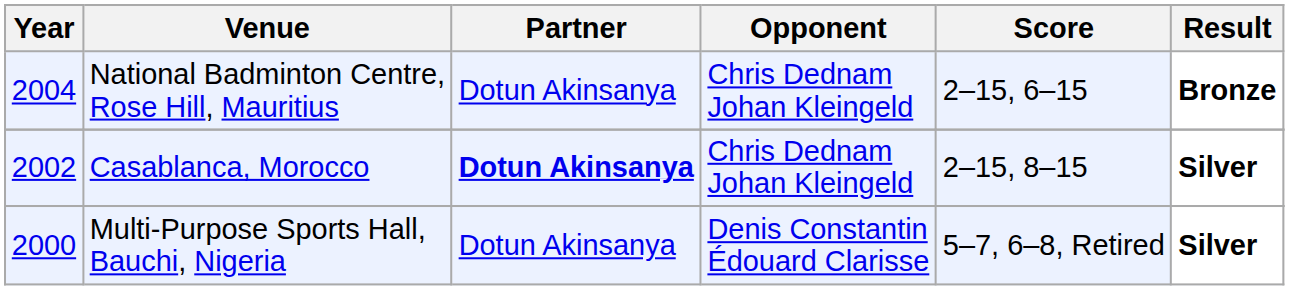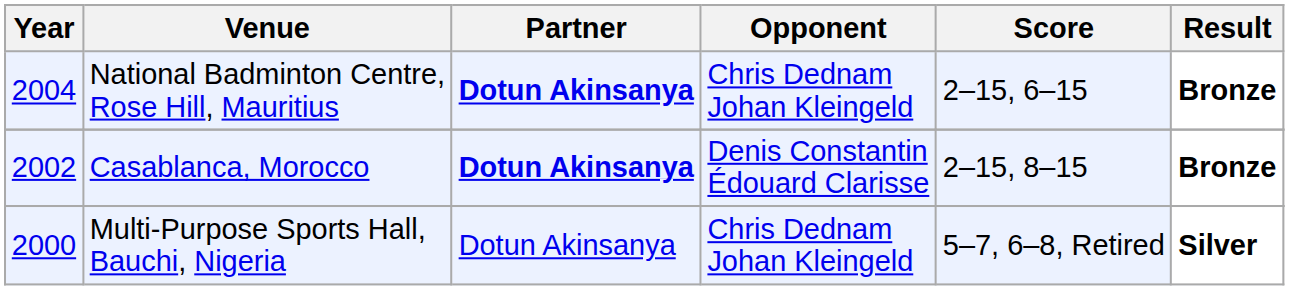(567, 90) normal -> (576, 90) bold
(810, 168) Chris Dednam Johan Kleingeld -> (818, 168) Denis Constantin Édouard Clarisse
(1218, 168) Silver -> (1227, 168) Bronze
(818, 246) Denis Constantin Édouard Clarisse -> (810, 246) Chris Dednam Johan Kleingeld
